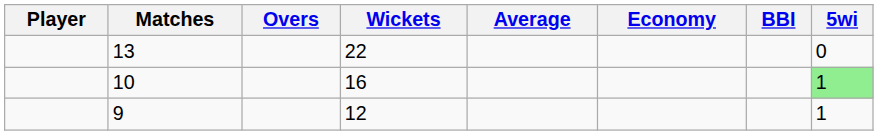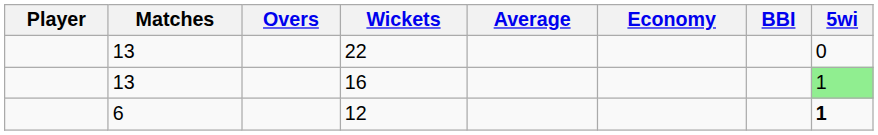(124, 82) 10 -> (124, 82) 13
(118, 113) 9 -> (118, 113) 6
(821, 113) normal -> (821, 113) bold
